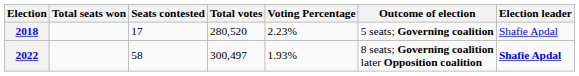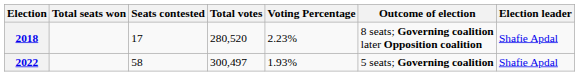(427, 31) 5 seats; Governing coalition -> (427, 37) 8 seats; Governing coalition later Opposition coalition
(427, 55) 8 seats; Governing coalition later Opposition coalition -> (427, 62) 5 seats; Governing coalition
(530, 55) bold -> (528, 62) normal
